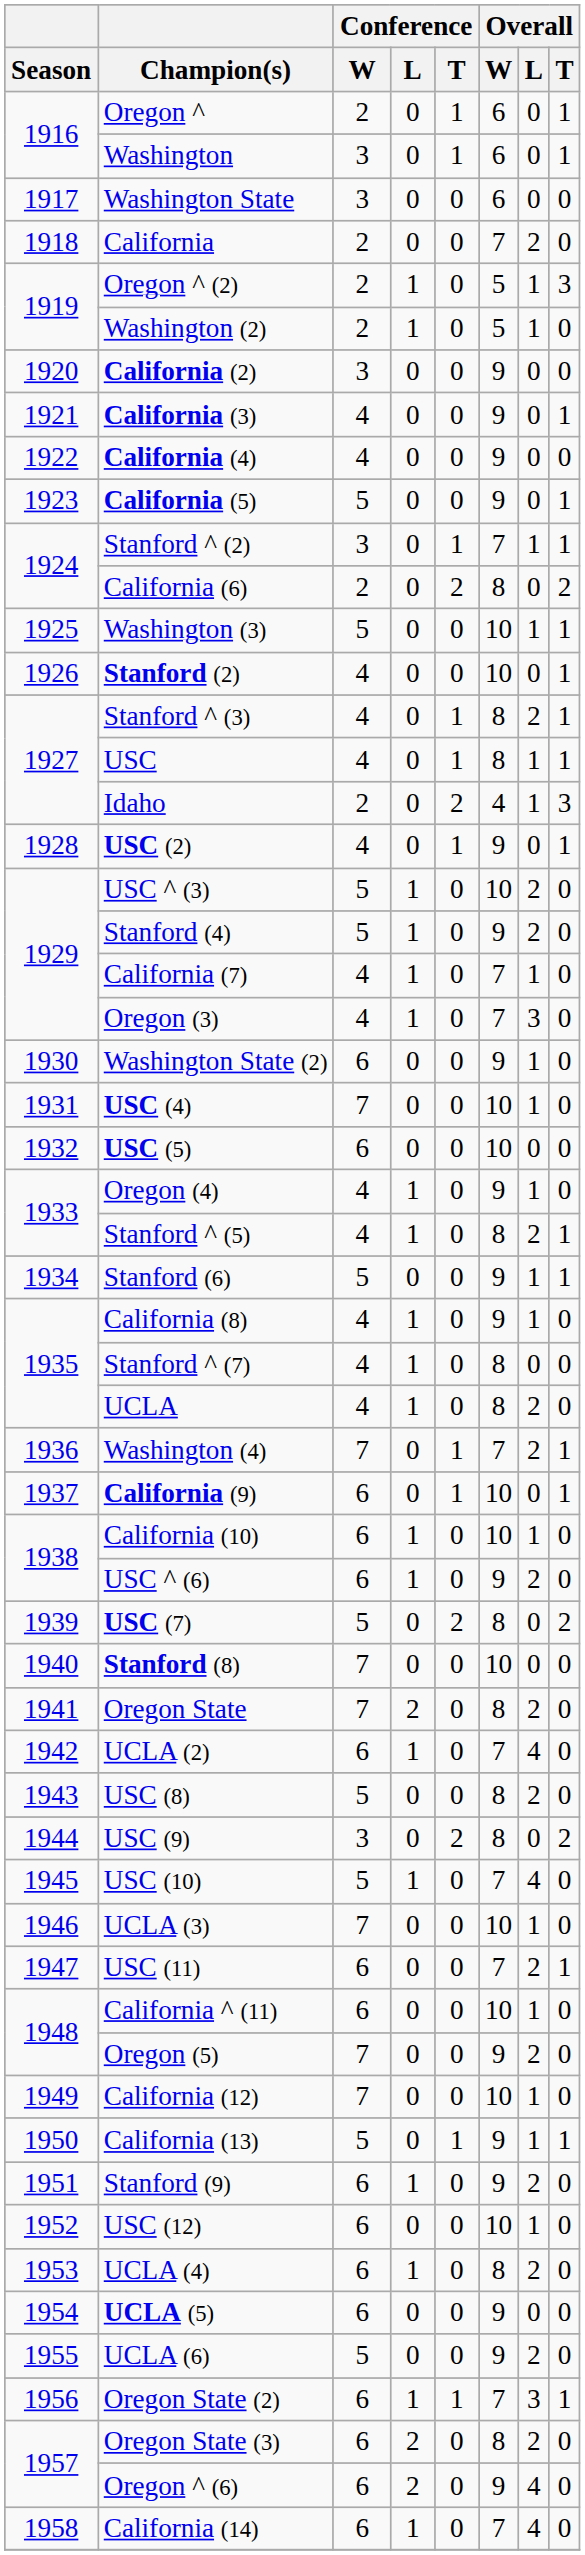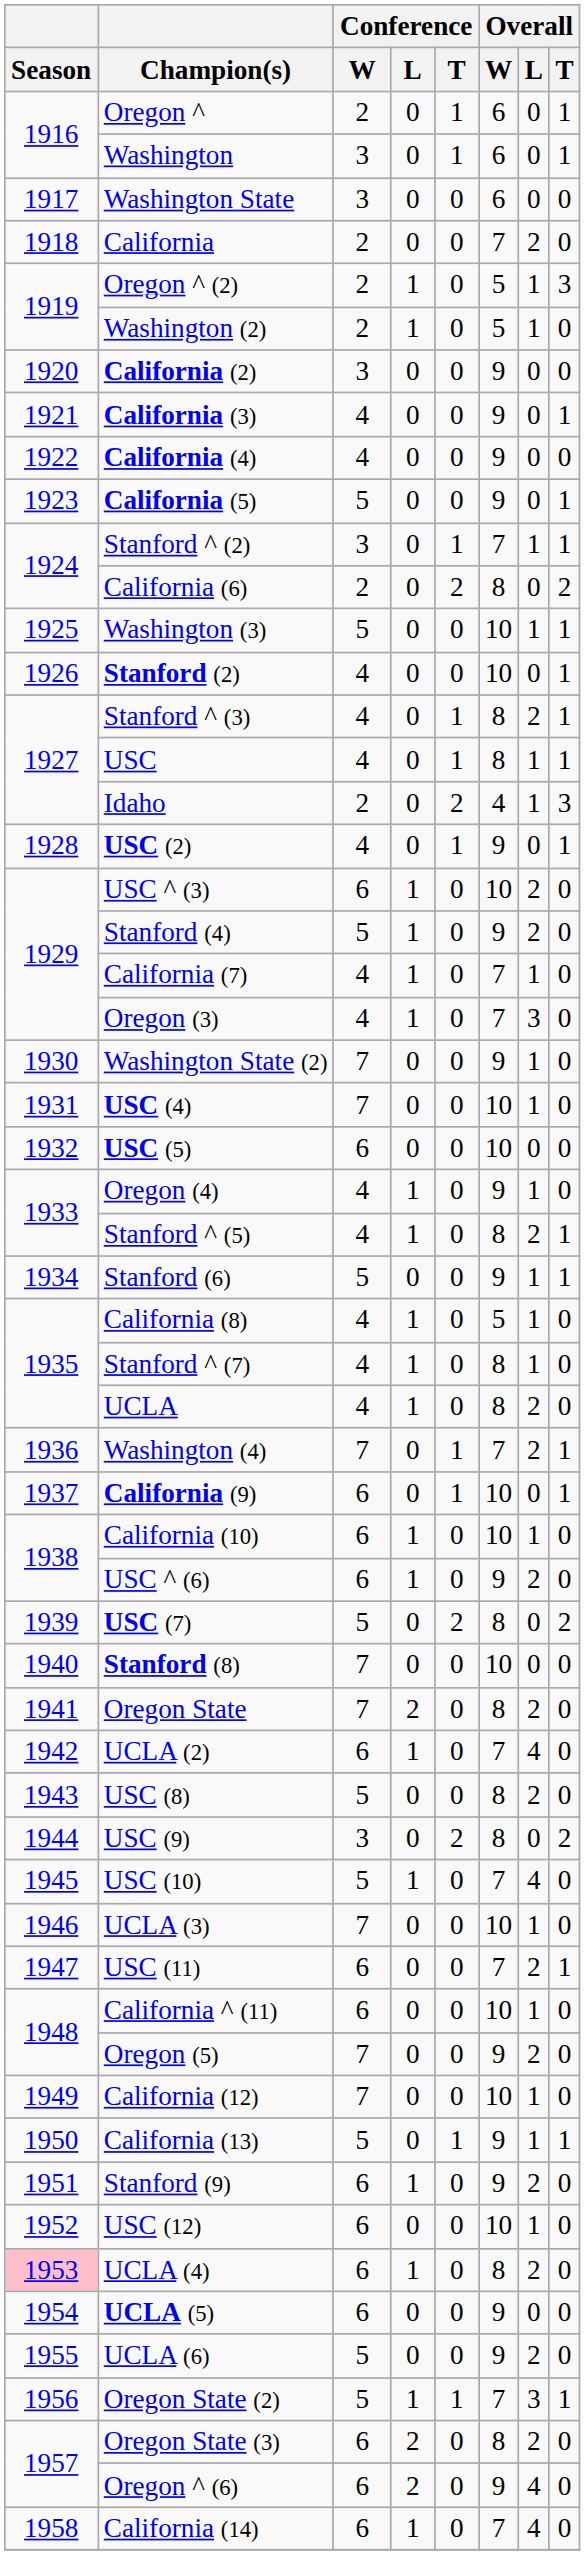(362, 888) 5 -> (362, 888) 6
(362, 1061) 6 -> (362, 1061) 7
(499, 1320) 9 -> (499, 1320) 5
(534, 1363) 0 -> (534, 1363) 1
(51, 2269) no background -> (51, 2269) pink background
(362, 2398) 6 -> (362, 2398) 5
